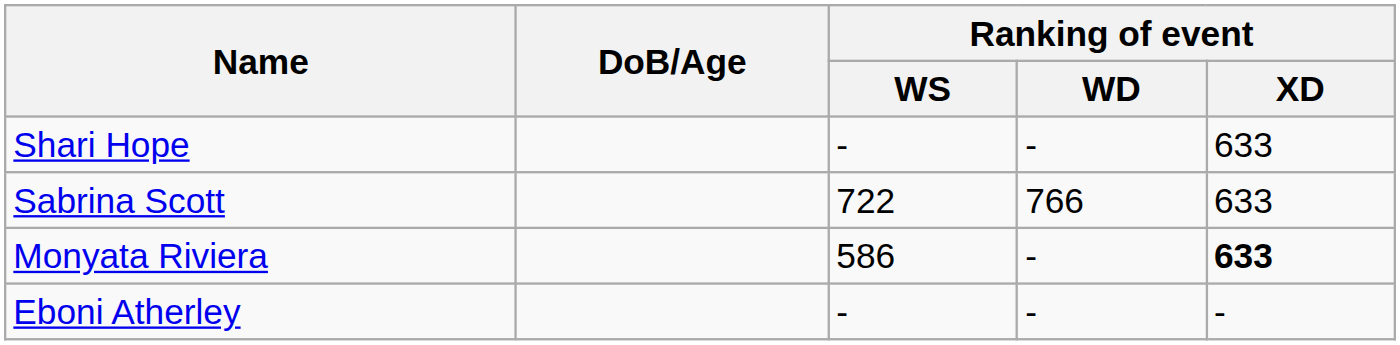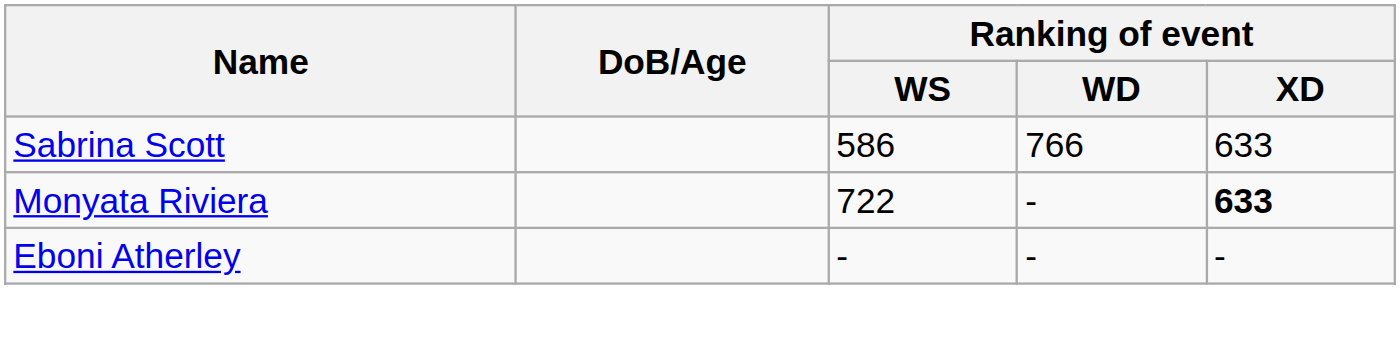- row: (101, 145)
(866, 201) 722 -> (866, 145) 586
(866, 257) 586 -> (866, 201) 722
